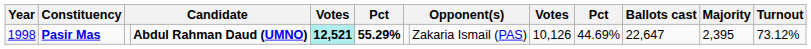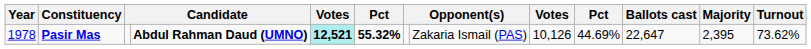(22, 34) 1998 -> (22, 34) 1978
(379, 34) 55.29% -> (379, 34) 55.32%
(778, 34) 73.12% -> (778, 34) 73.62%
